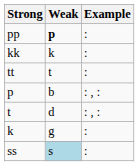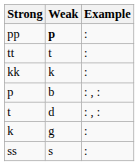rows swapped: (11, 72) <-> (13, 53)
(51, 151) lightblue background -> (51, 151) no background
